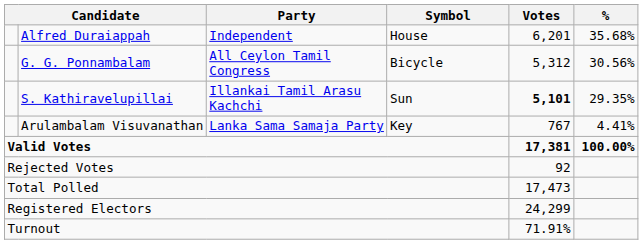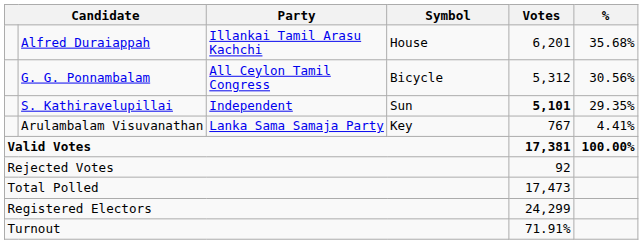(251, 35) Independent -> (285, 43) Illankai Tamil Arasu Kachchi
(285, 98) Illankai Tamil Arasu Kachchi -> (251, 106) Independent
